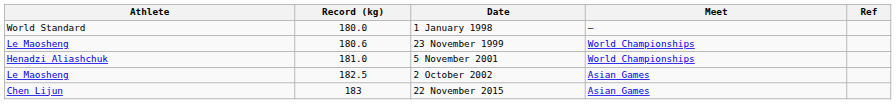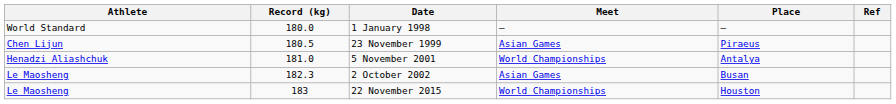+ column: (786, 12)
(38, 43) Le Maosheng -> (35, 43) Chen Lijun
(353, 43) 180.6 -> (300, 43) 180.5
(641, 43) World Championships -> (530, 43) Asian Games
(353, 75) 182.5 -> (300, 75) 182.3
(35, 91) Chen Lijun -> (38, 91) Le Maosheng
(619, 91) Asian Games -> (552, 91) World Championships
